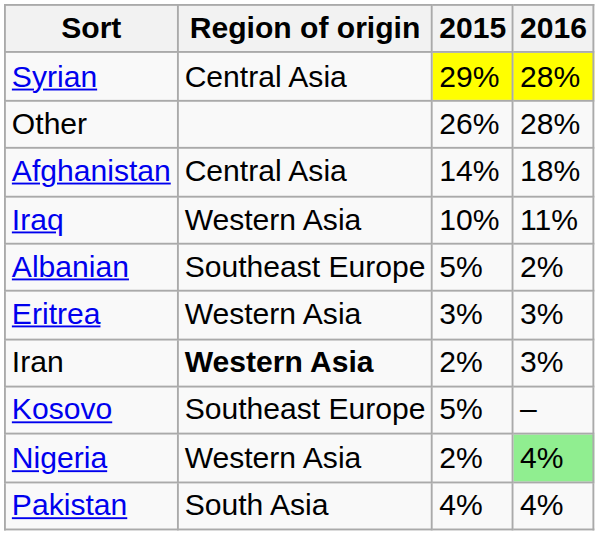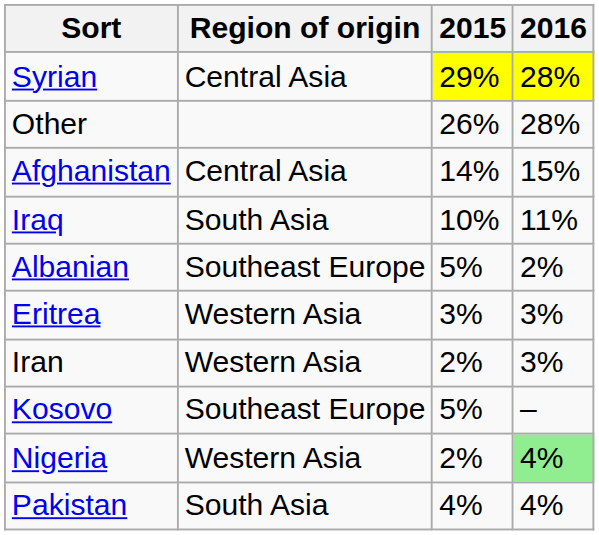(550, 171) 18% -> (550, 171) 15%
(273, 219) Western Asia -> (257, 219) South Asia
(279, 362) bold -> (273, 362) normal
